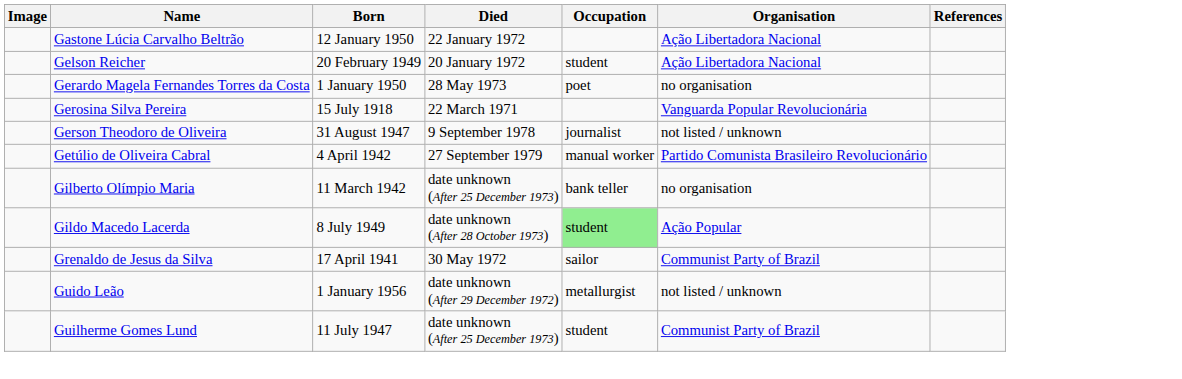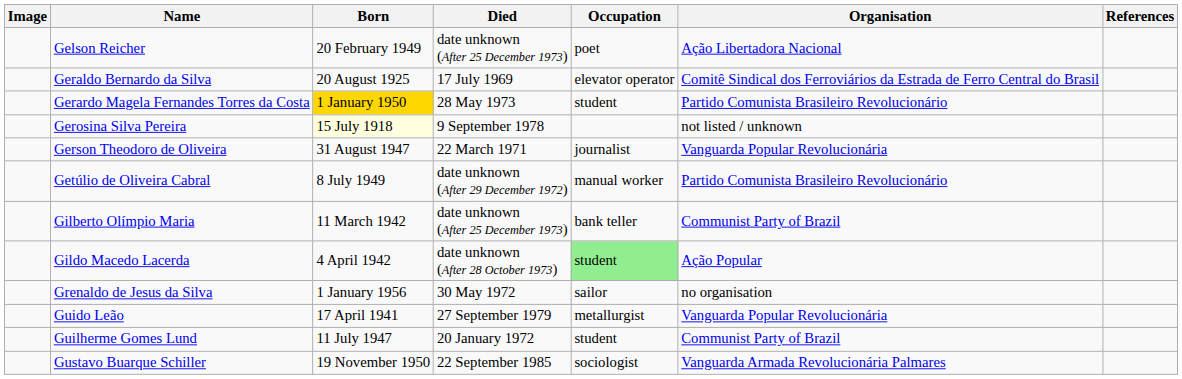- row: (149, 39)
(477, 62) 20 January 1972 -> (502, 47) date unknown (After 25 December 1973)
(587, 62) student -> (587, 47) poet
+ row: (133, 79)
(361, 86) no background -> (361, 102) gold background
(578, 86) poet -> (596, 102) student
(706, 86) no organisation -> (814, 102) Partido Comunista Brasileiro Revolucionário
(354, 109) no background -> (354, 126) lightyellow background
(473, 109) 22 March 1971 -> (490, 126) 9 September 1978
(764, 109) Vanguarda Popular Revolucionária -> (742, 126) not listed / unknown
(481, 132) 9 September 1978 -> (482, 149) 22 March 1971
(721, 132) not listed / unknown -> (784, 149) Vanguarda Popular Revolucionária
(354, 156) 4 April 1942 -> (351, 181) 8 July 1949
(485, 156) 27 September 1979 -> (502, 181) date unknown (After 29 December 1972)
(706, 187) no organisation -> (761, 220) Communist Party of Brazil
(351, 227) 8 July 1949 -> (354, 260) 4 April 1942
(357, 259) 17 April 1941 -> (361, 292) 1 January 1956
(740, 259) Communist Party of Brazil -> (727, 292) no organisation
(361, 291) 1 January 1956 -> (357, 315) 17 April 1941
(493, 291) date unknown (After 29 December 1972) -> (494, 315) 27 September 1979
(721, 291) not listed / unknown -> (784, 315) Vanguarda Popular Revolucionária
(493, 330) date unknown (After 25 December 1973) -> (486, 339) 20 January 1972
+ row: (130, 362)
